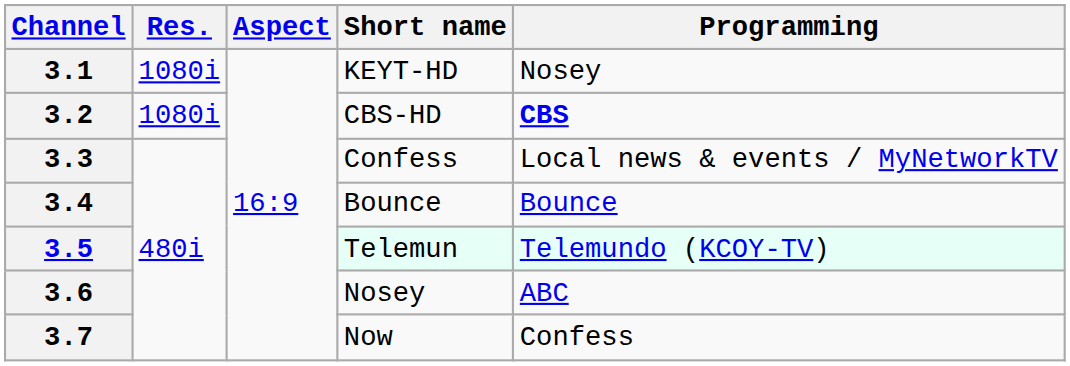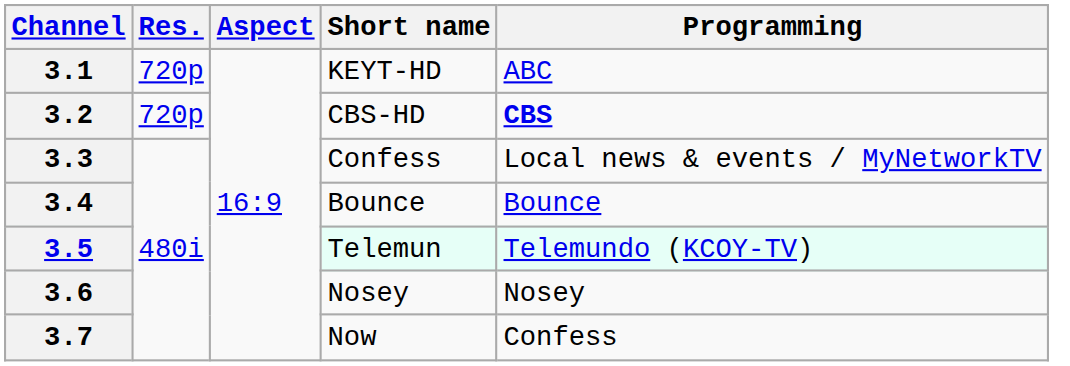(179, 71) 1080i -> (171, 71) 720p
(561, 71) Nosey -> (528, 71) ABC
(179, 116) 1080i -> (171, 116) 720p
(544, 293) ABC -> (544, 293) Nosey
